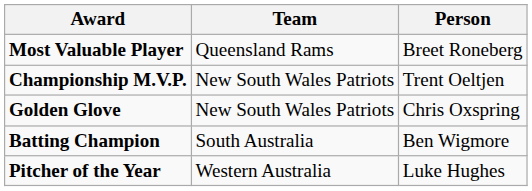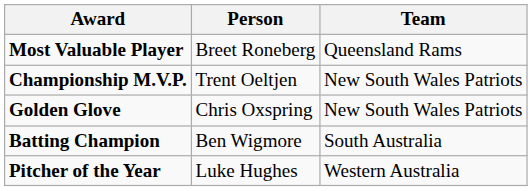columns swapped: (463, 19) <-> (295, 19)
